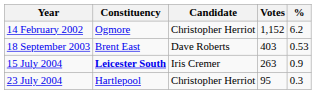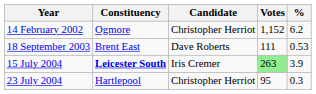(268, 47) 403 -> (268, 47) 111
(268, 64) no background -> (268, 64) lightgreen background
(296, 64) 0.9 -> (296, 64) 3.9
